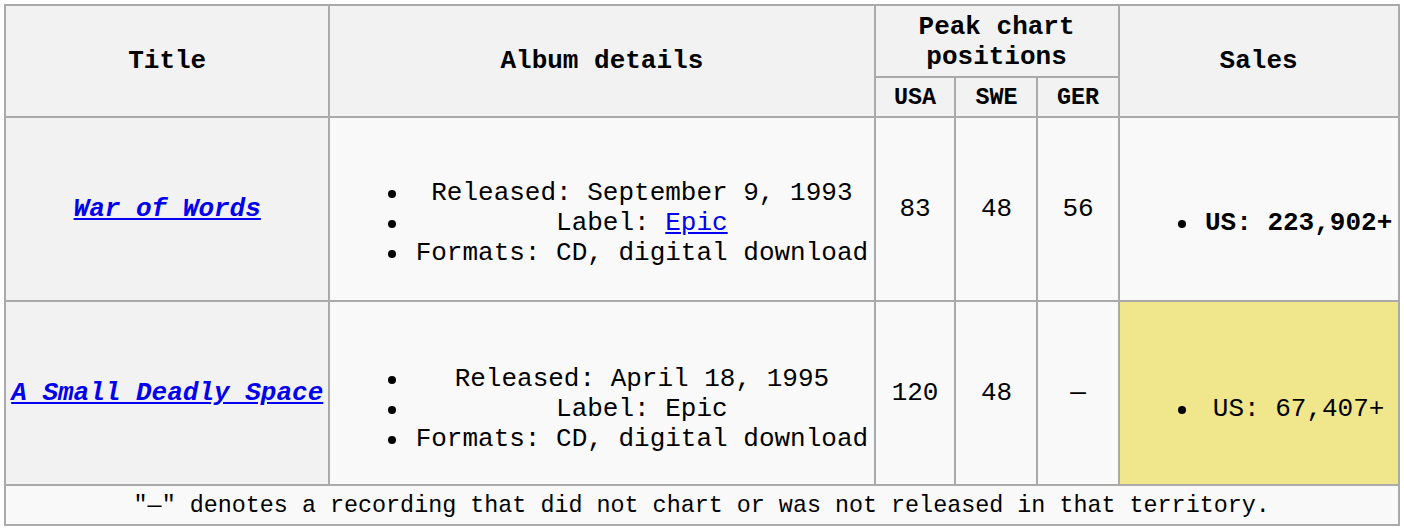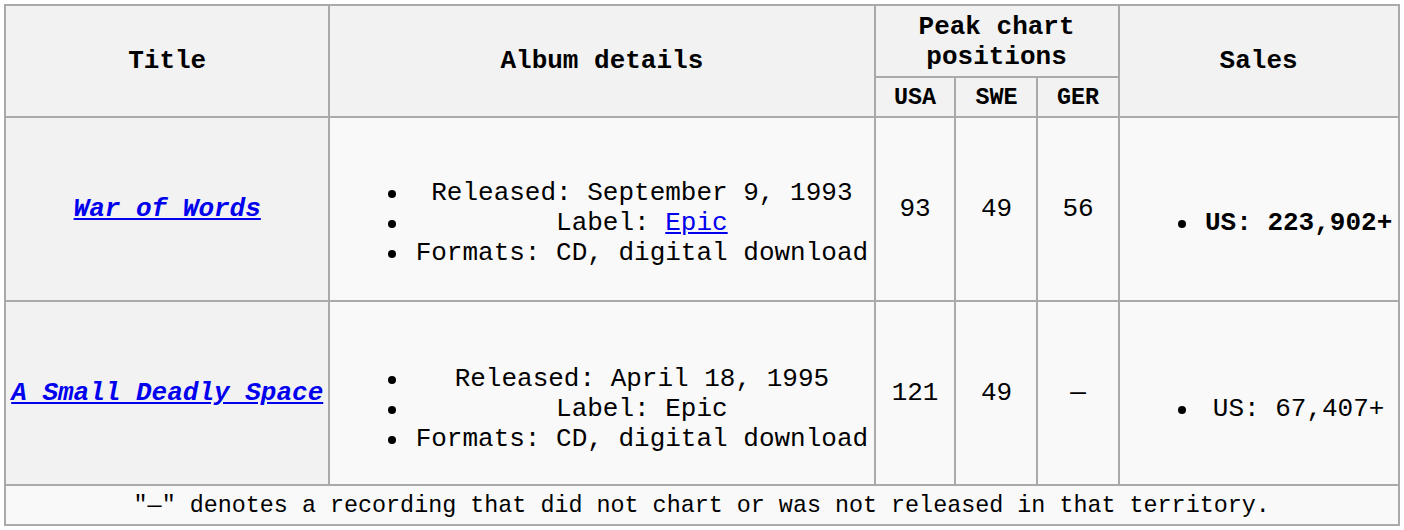(915, 209) 83 -> (915, 209) 93
(997, 209) 48 -> (997, 209) 49
(915, 393) 120 -> (915, 393) 121
(997, 393) 48 -> (997, 393) 49
(1259, 408) khaki background -> (1259, 408) no background
